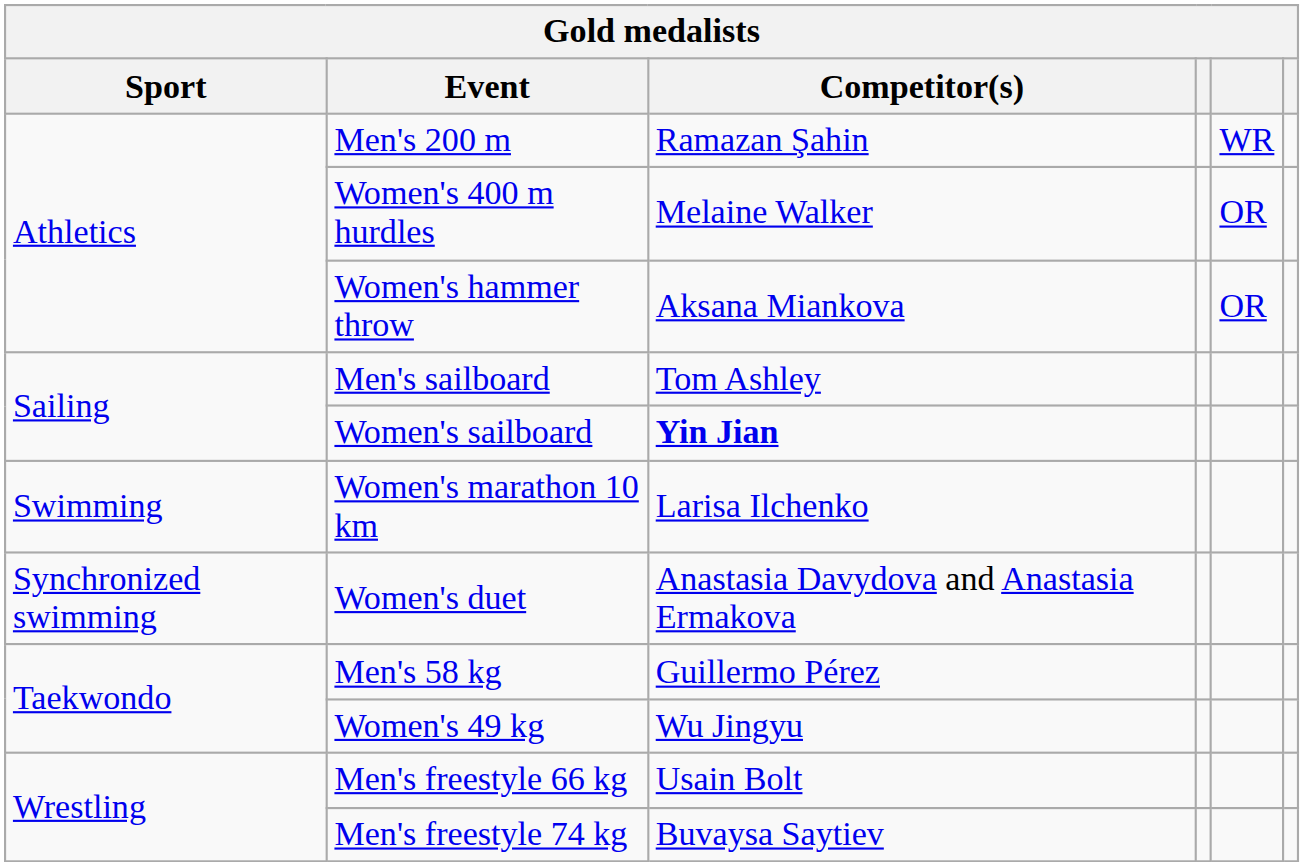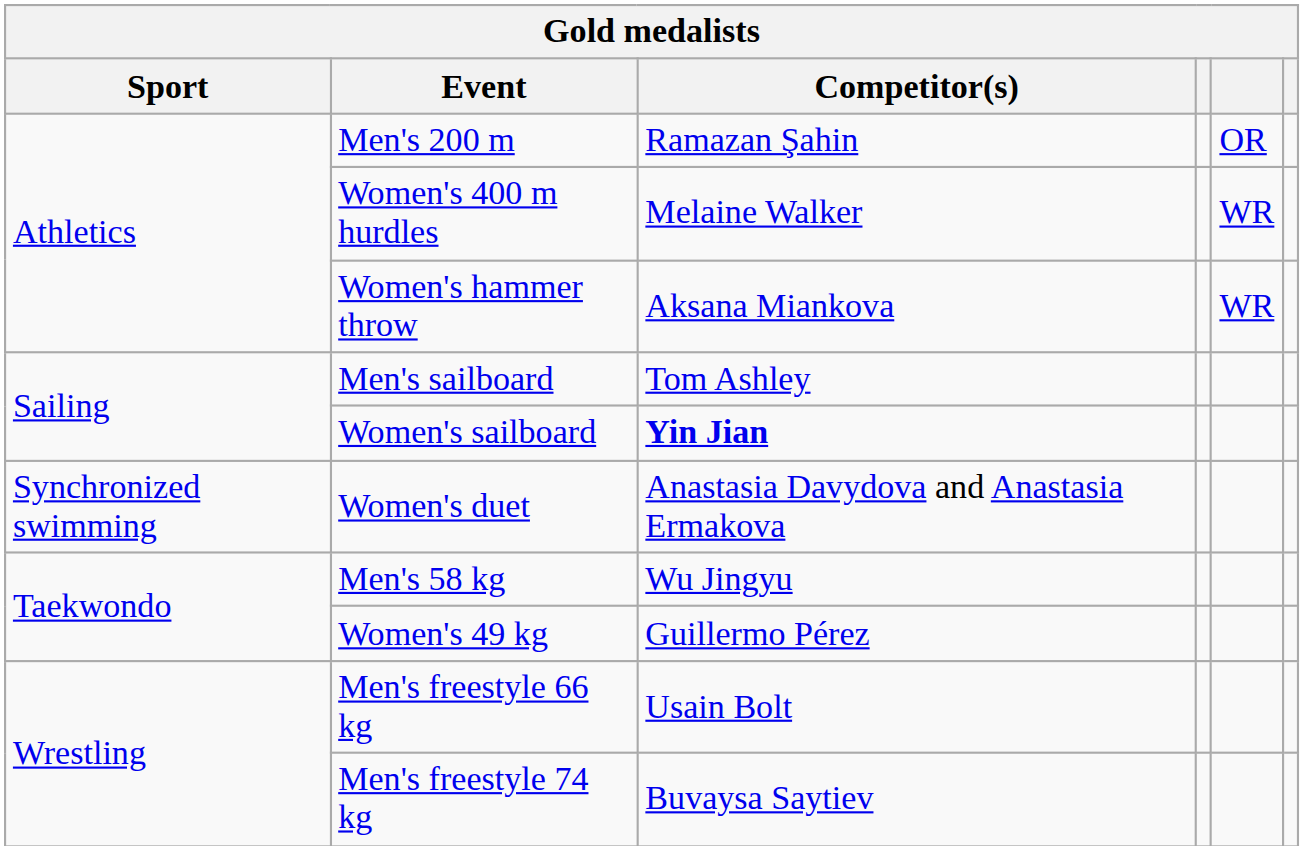(1247, 139) WR -> (1243, 139) OR
(1243, 212) OR -> (1247, 212) WR
(1243, 305) OR -> (1247, 305) WR
- row: (487, 505)
(768, 671) Guillermo Pérez -> (719, 578) Wu Jingyu
(729, 725) Wu Jingyu -> (758, 632) Guillermo Pérez
